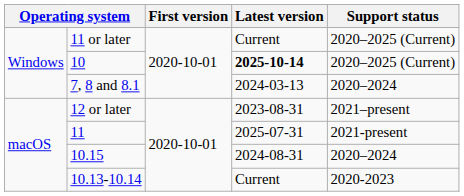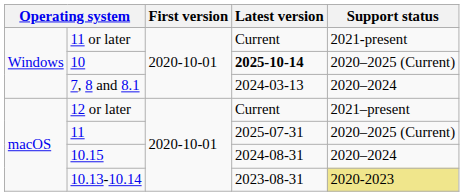(393, 39) 2020–2025 (Current) -> (369, 39) 2021-present
(269, 109) 2023-08-31 -> (257, 109) Current
(369, 132) 2021-present -> (393, 132) 2020–2025 (Current)
(257, 179) Current -> (269, 179) 2023-08-31
(362, 179) no background -> (362, 179) khaki background
